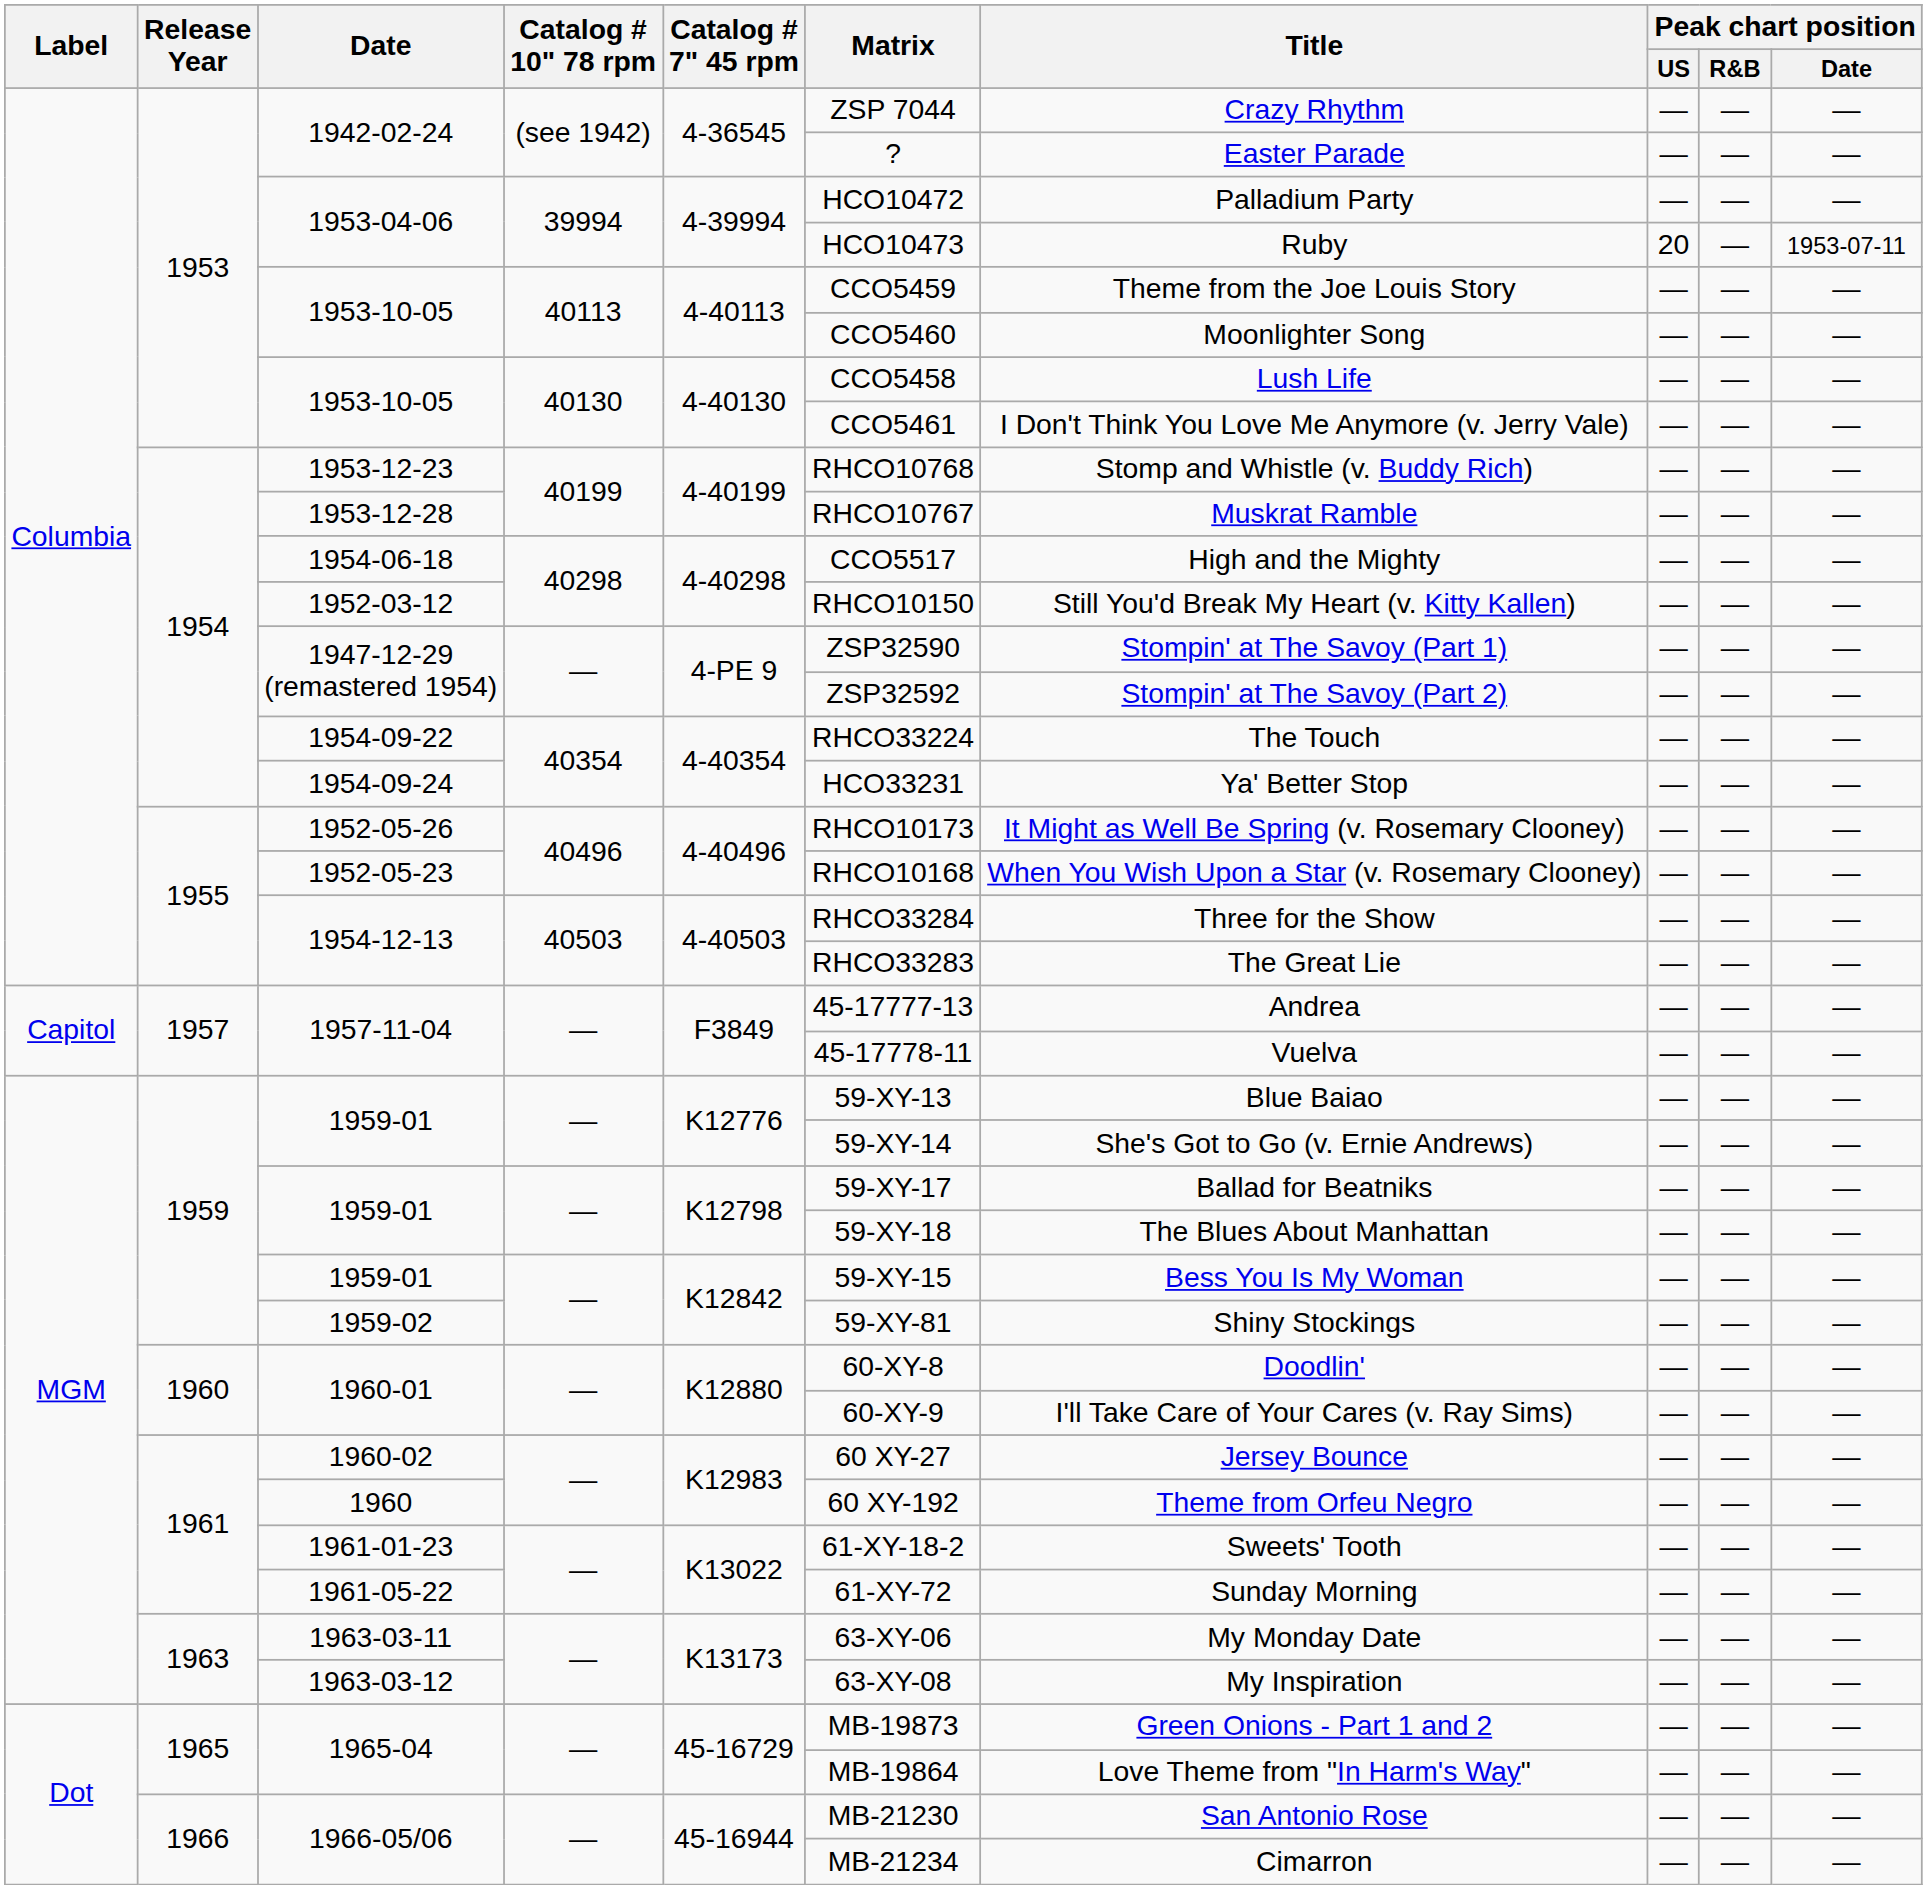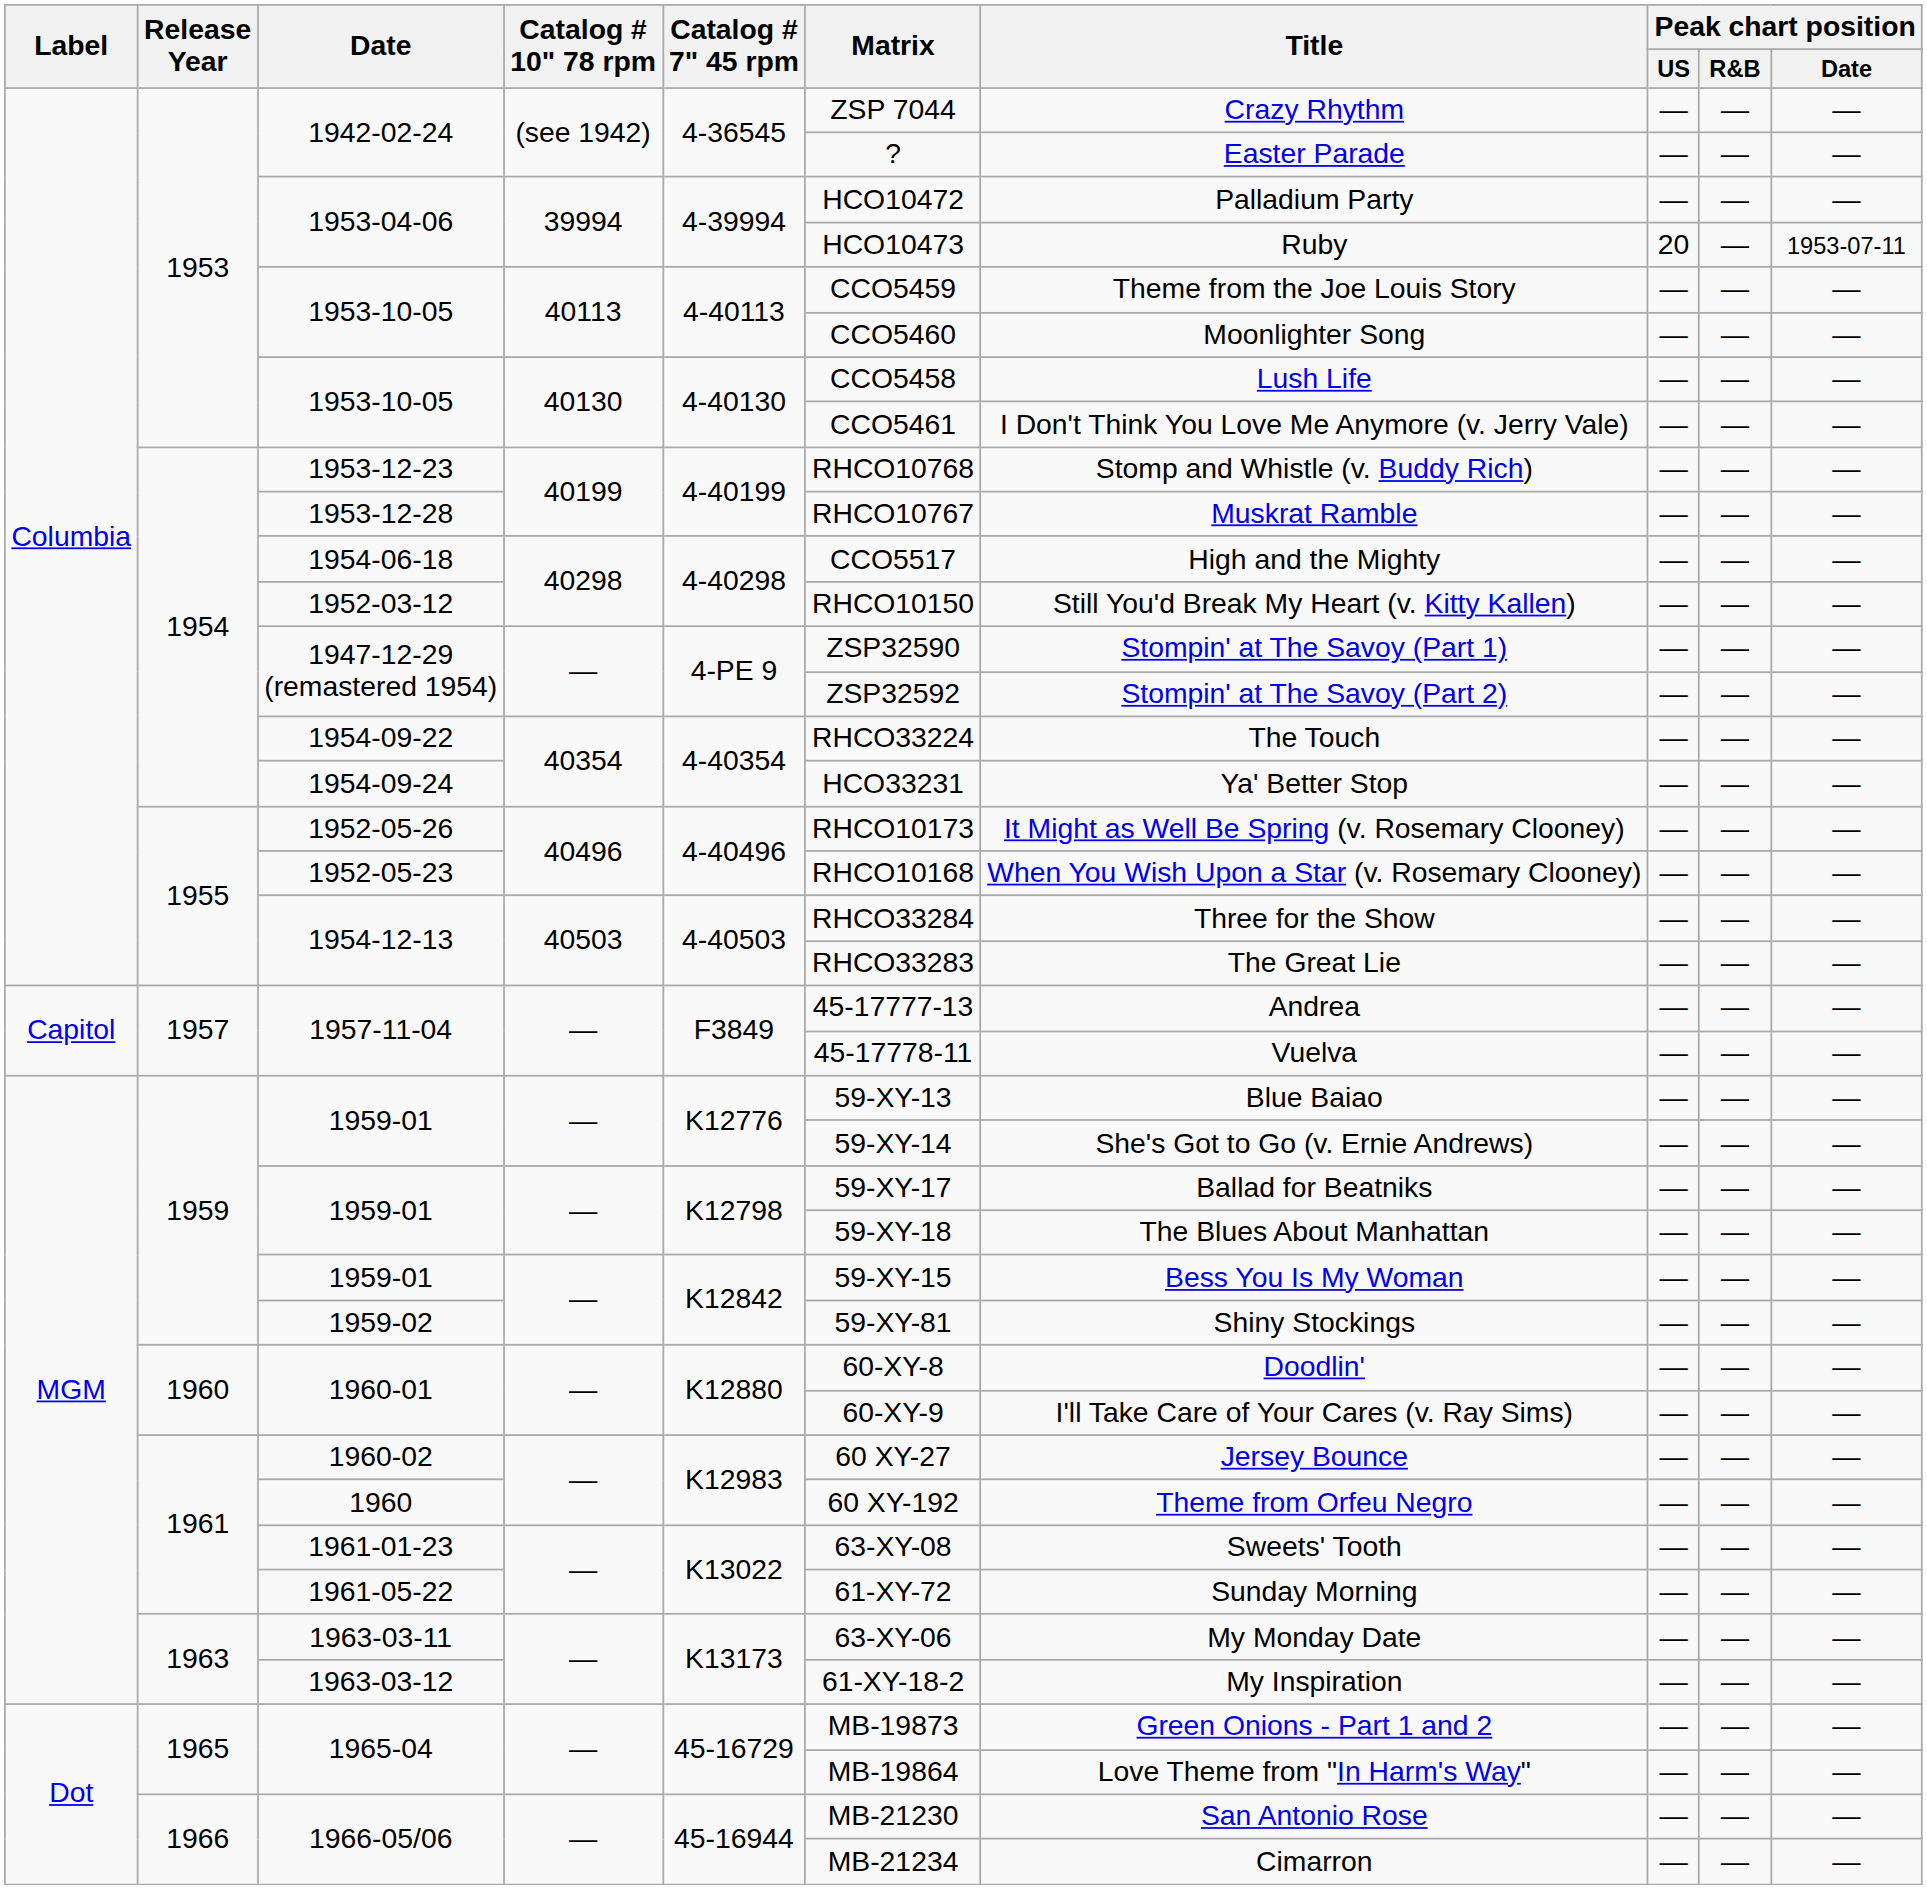(893, 1546) 61-XY-18-2 -> (893, 1546) 63-XY-08
(893, 1681) 63-XY-08 -> (893, 1681) 61-XY-18-2
